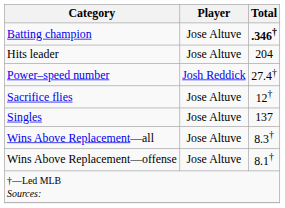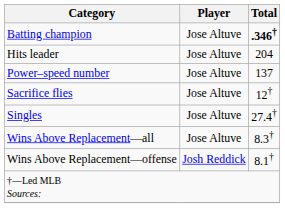(214, 75) Josh Reddick -> (214, 73) Jose Altuve
(264, 75) 27.4† -> (264, 73) 137
(264, 117) 137 -> (264, 115) 27.4†
(214, 159) Jose Altuve -> (214, 159) Josh Reddick
